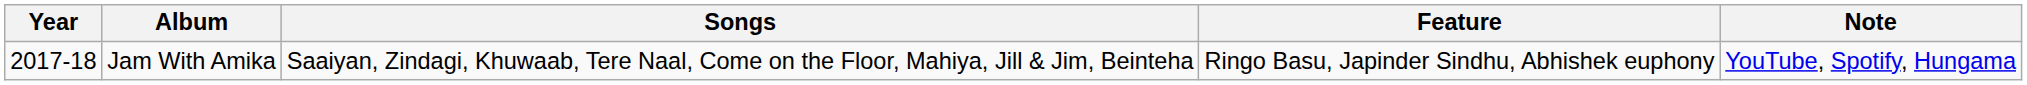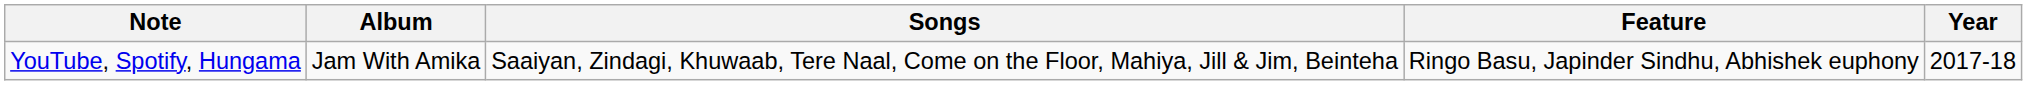columns swapped: (53, 23) <-> (1871, 23)
